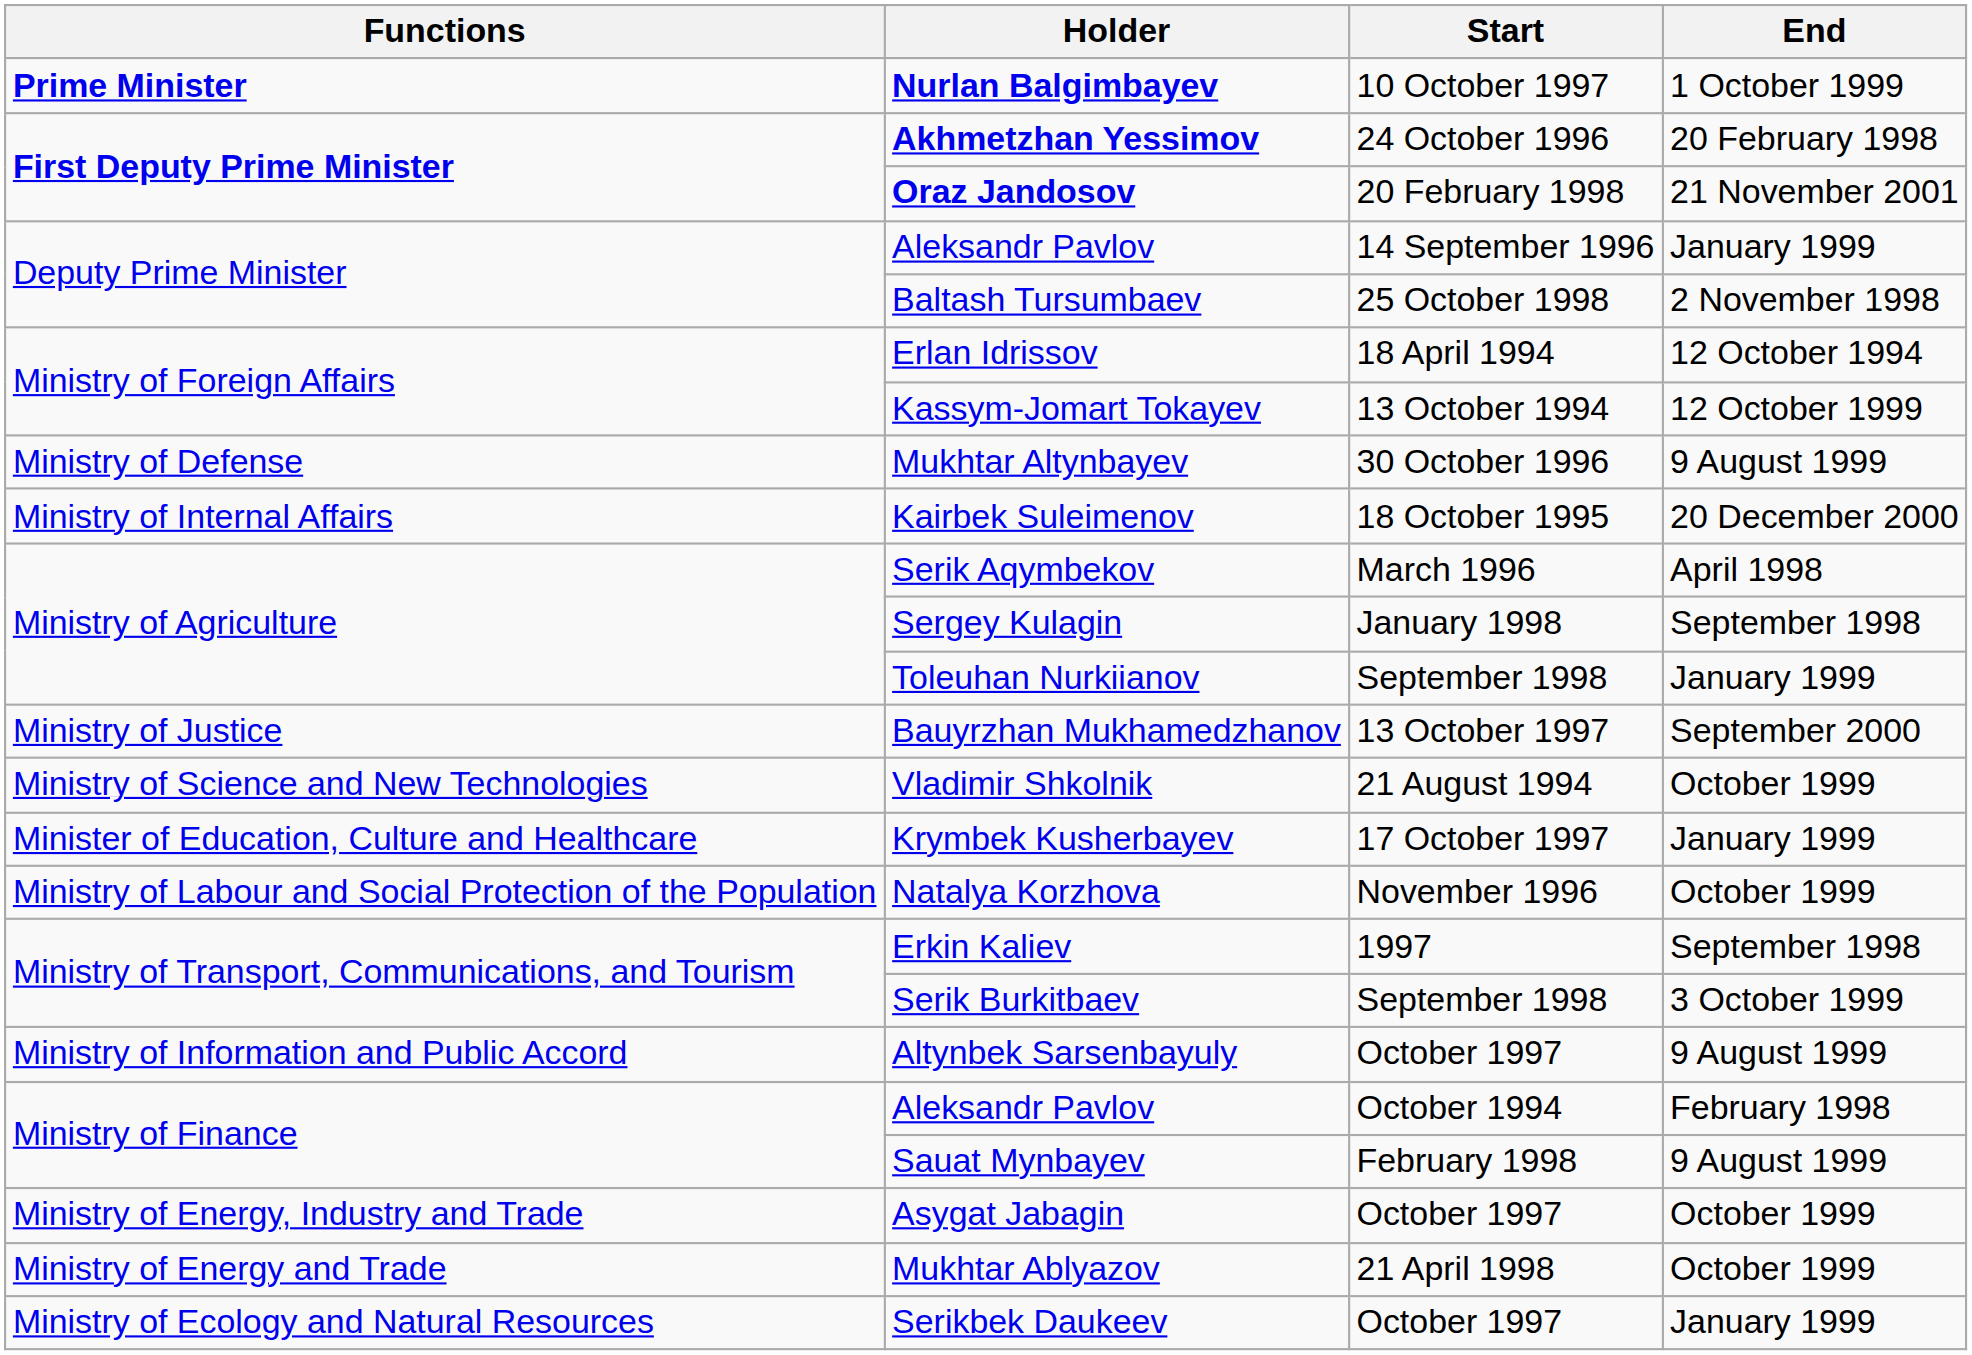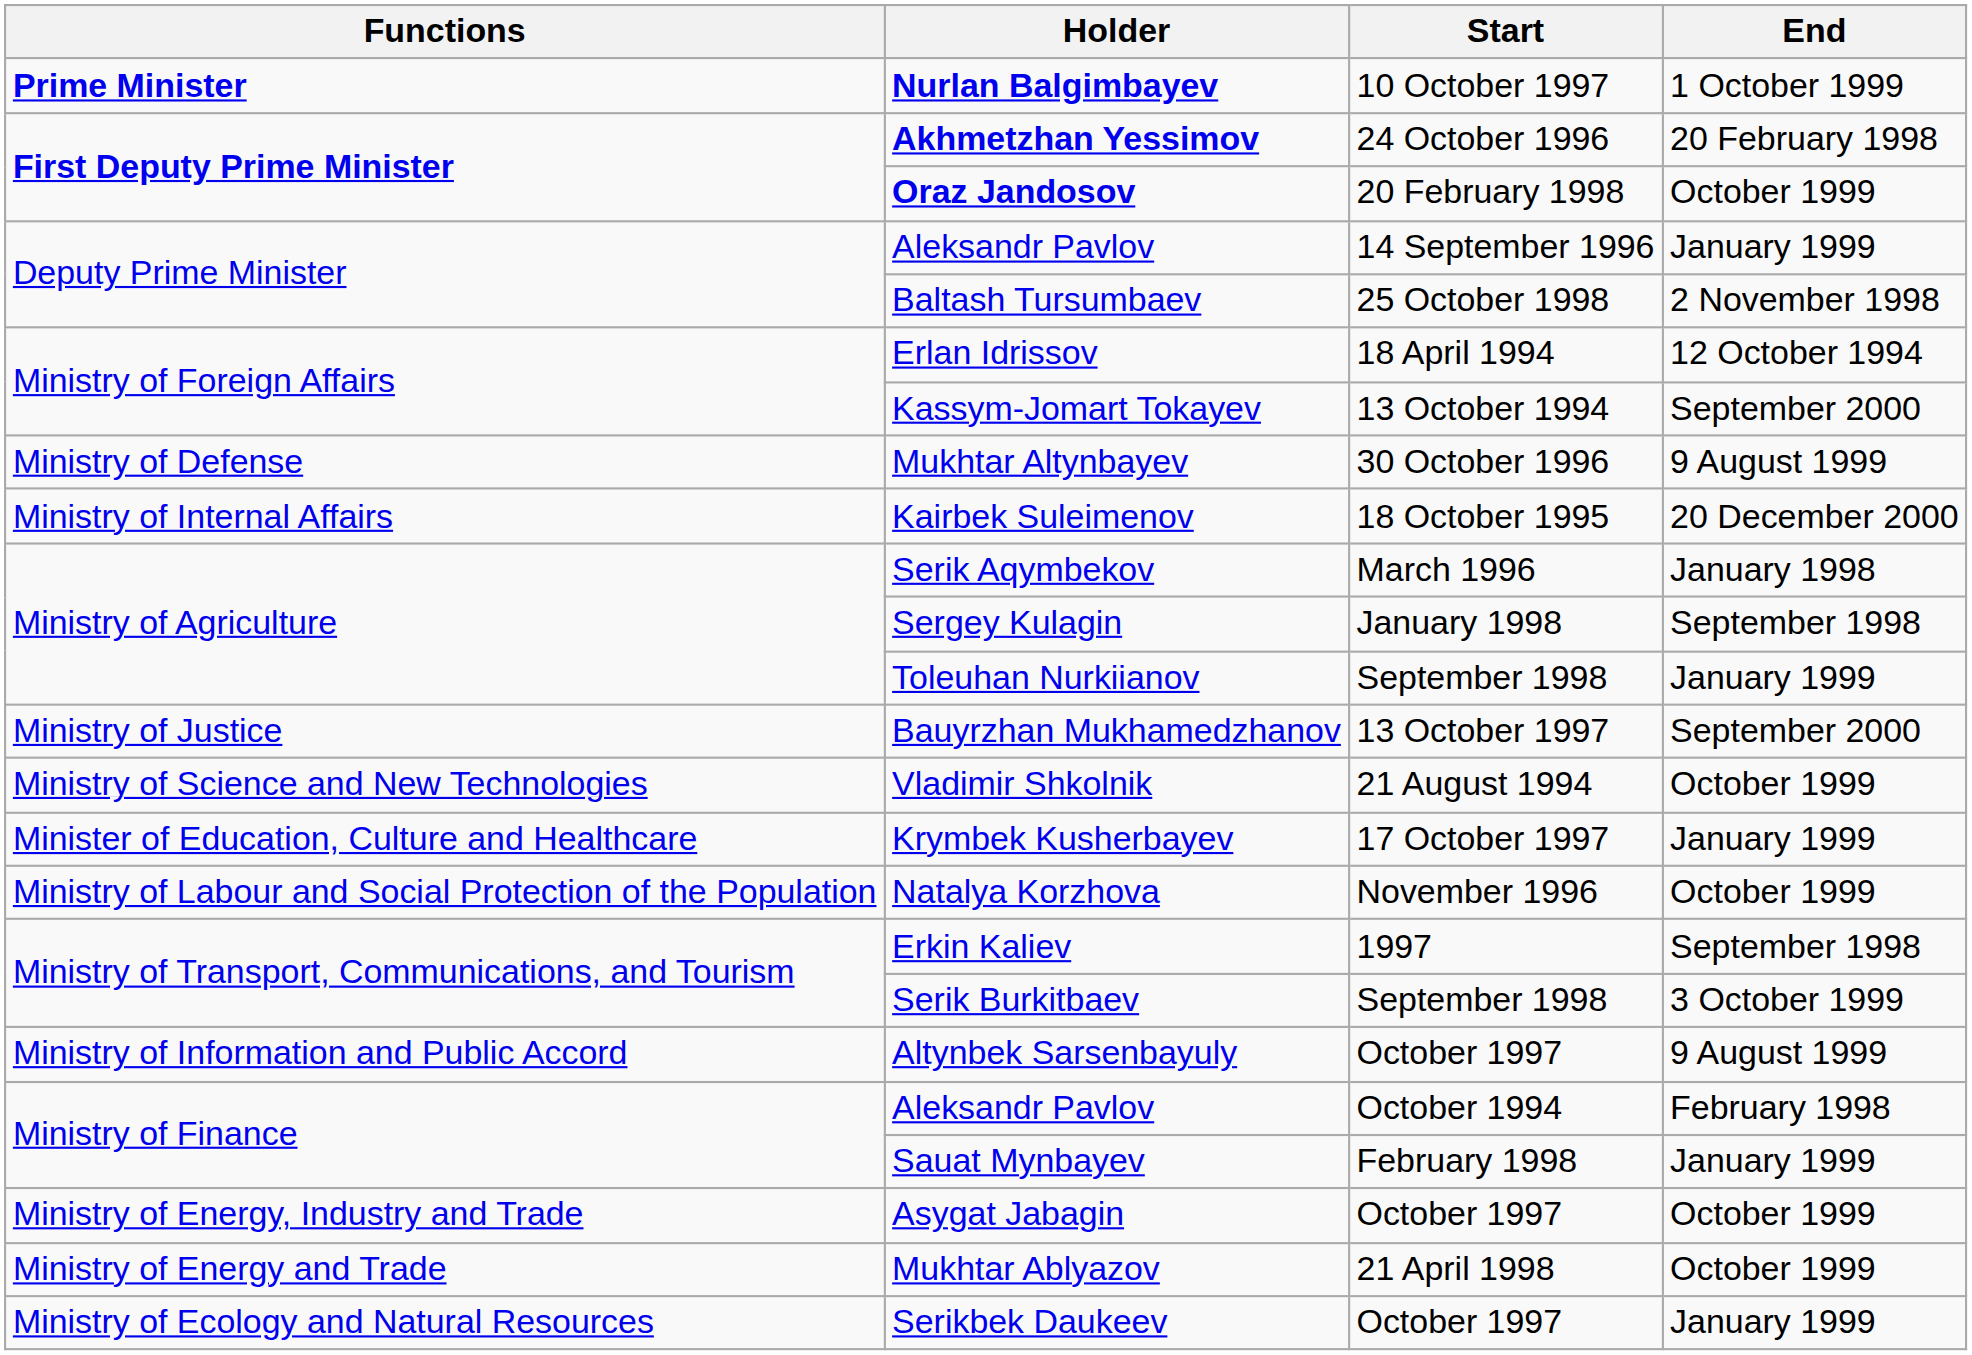(1814, 192) 21 November 2001 -> (1773, 192) October 1999
(1796, 407) 12 October 1999 -> (1796, 407) September 2000
(1746, 569) April 1998 -> (1773, 569) January 1998
(1779, 1161) 9 August 1999 -> (1773, 1161) January 1999
